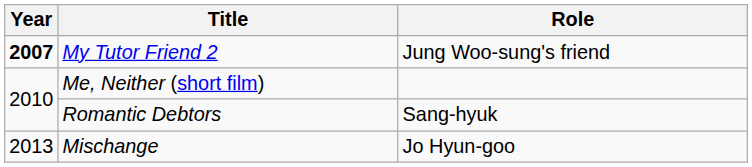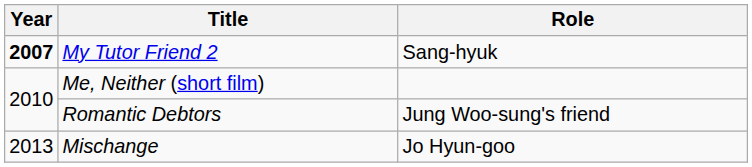(506, 51) Jung Woo-sung's friend -> (450, 51) Sang-hyuk
(450, 114) Sang-hyuk -> (506, 114) Jung Woo-sung's friend
